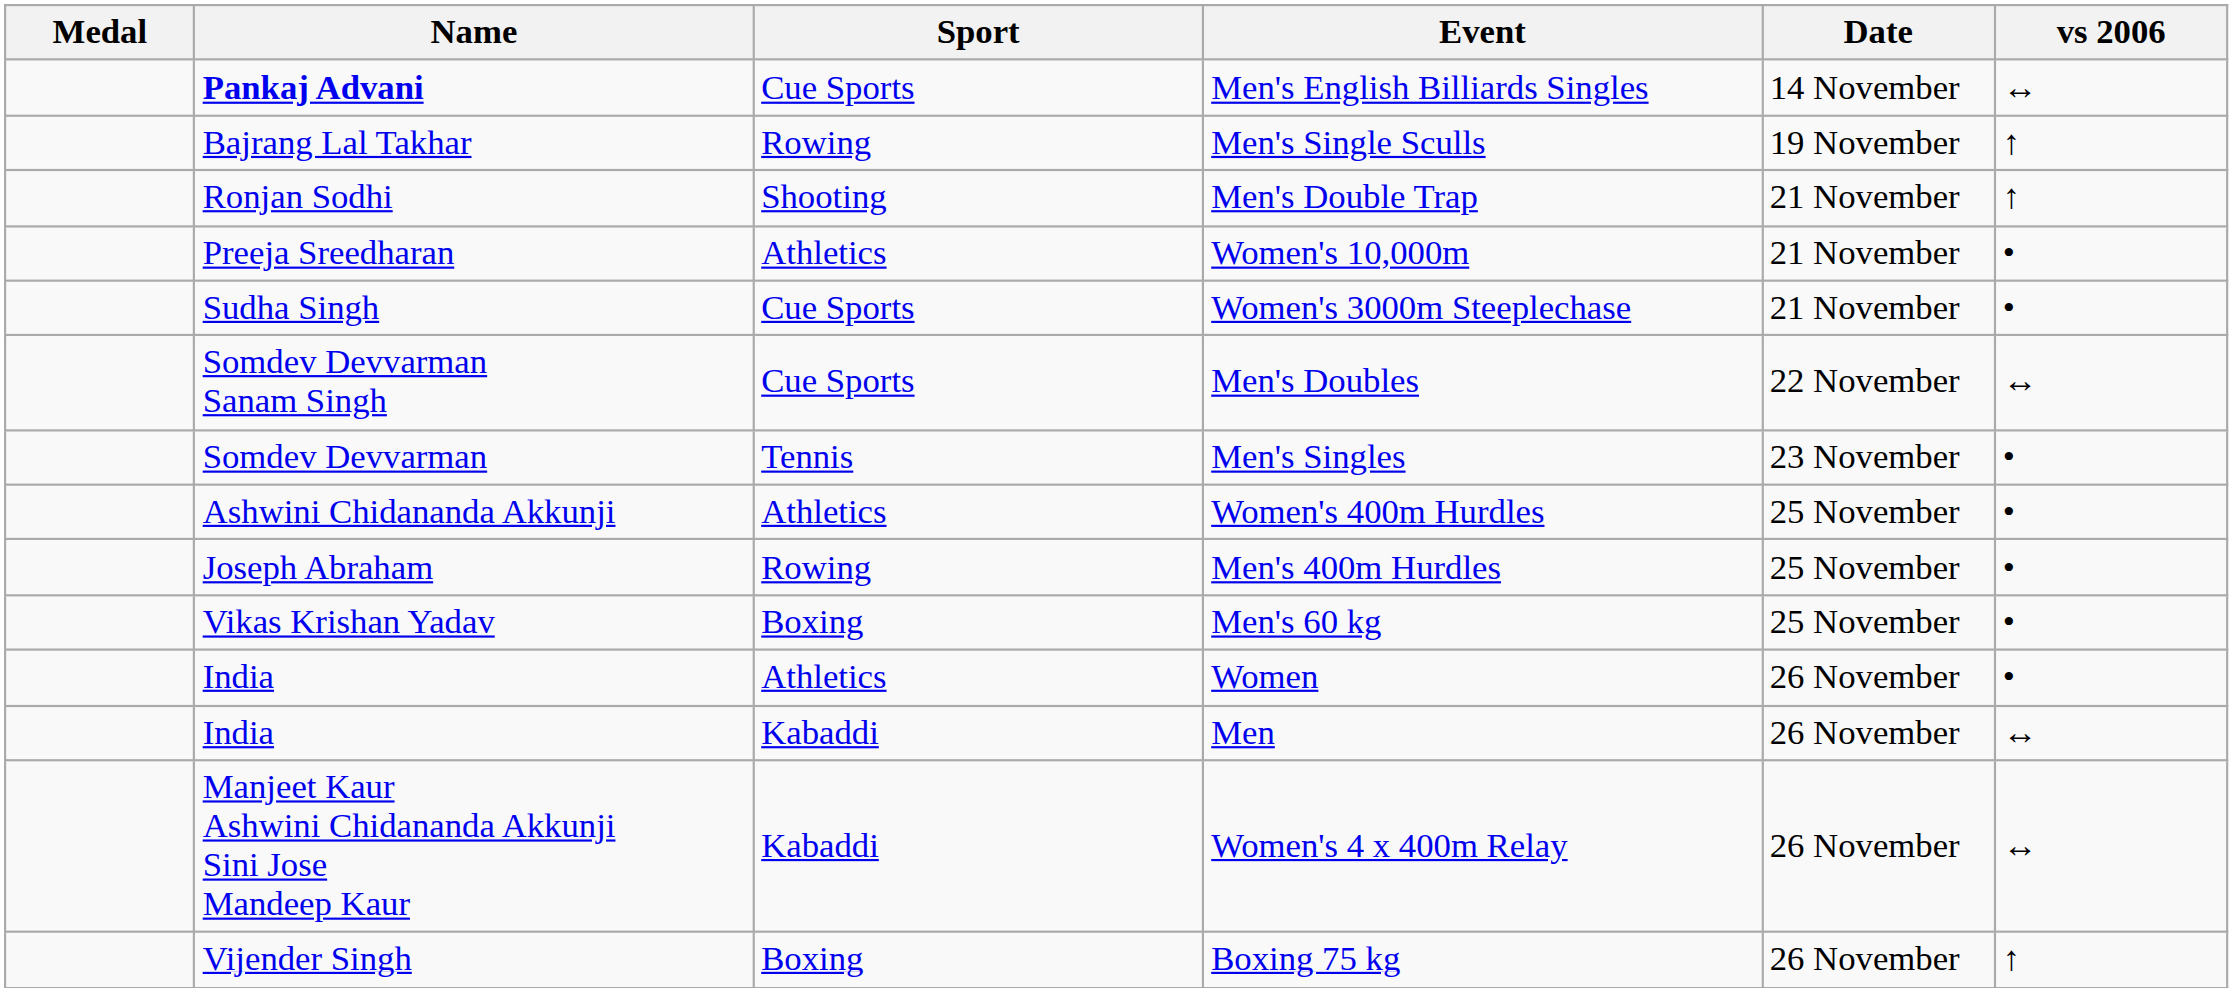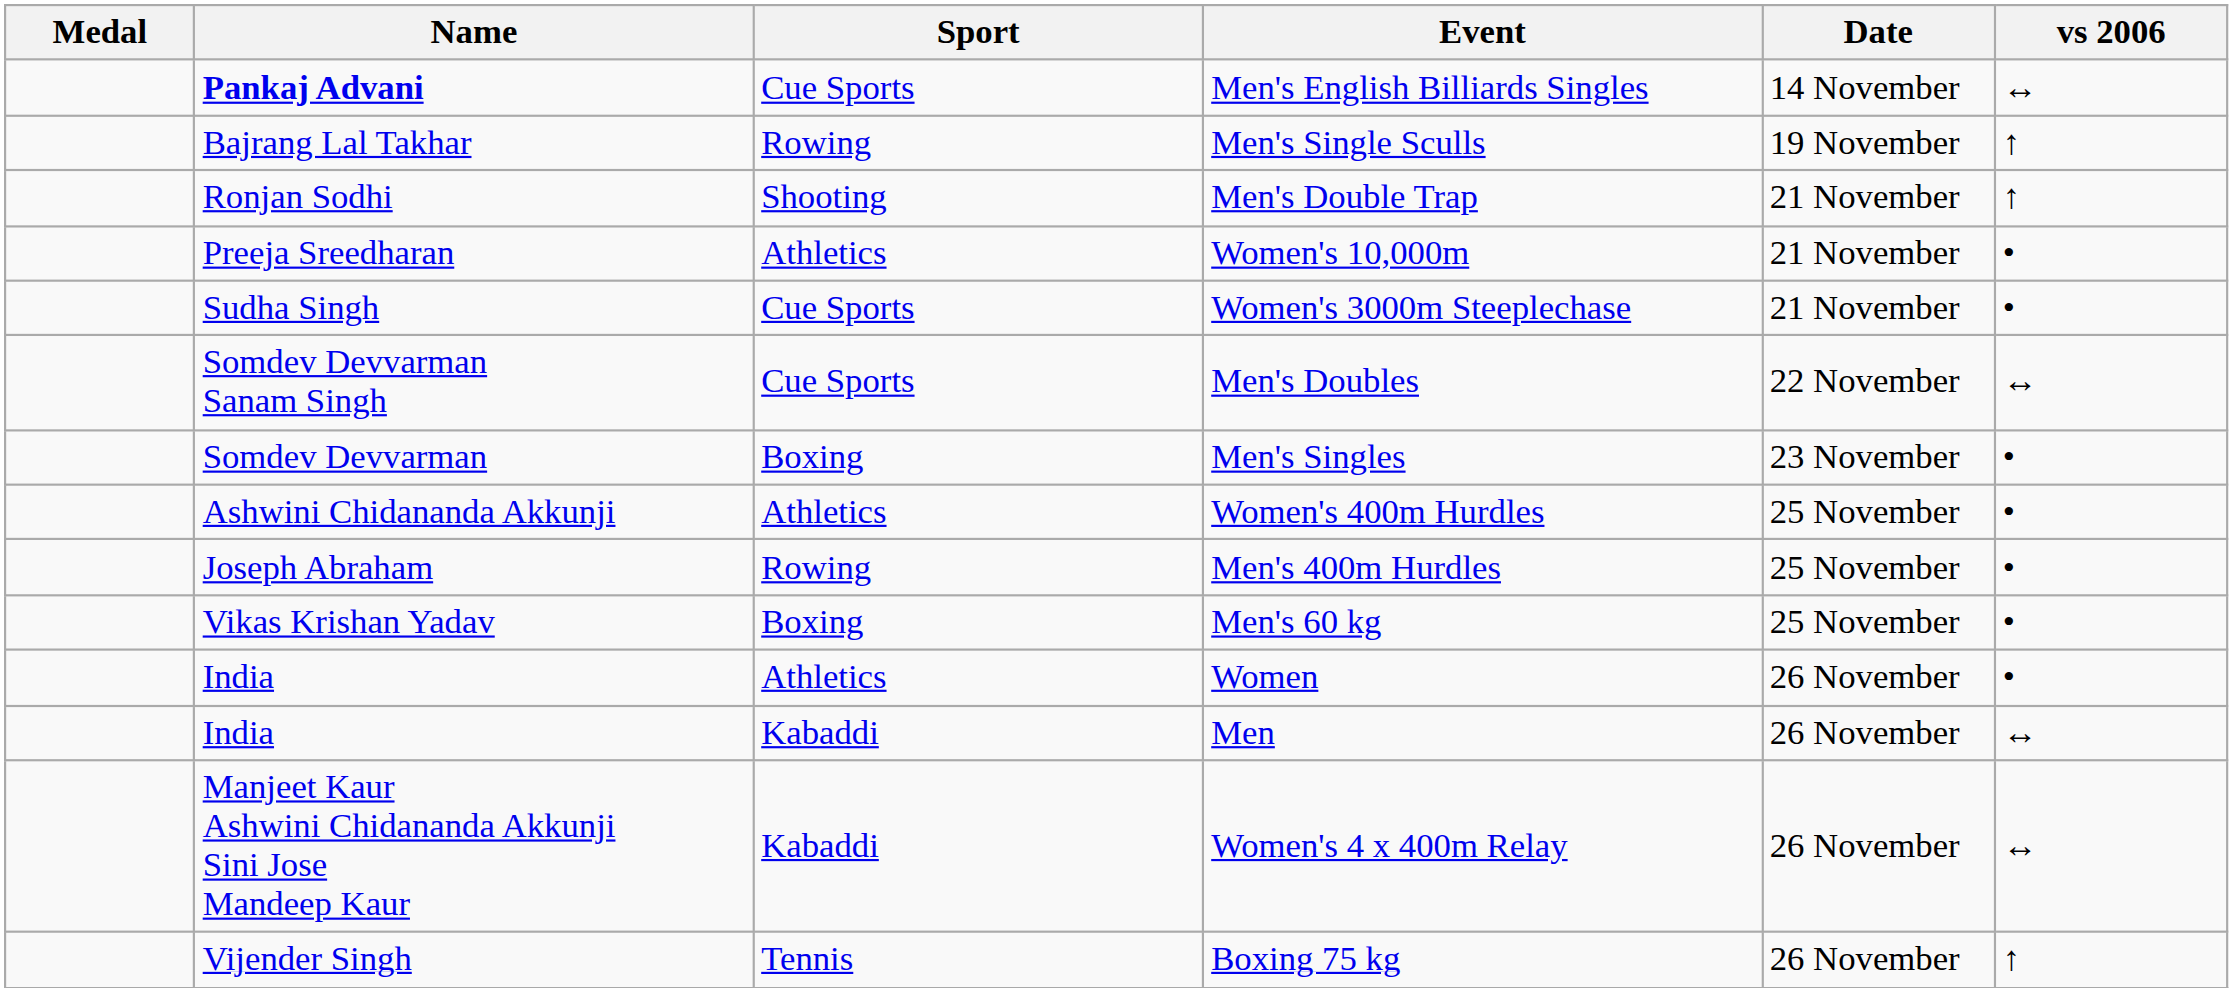(807, 456) Tennis -> (812, 456) Boxing
(812, 959) Boxing -> (807, 959) Tennis
